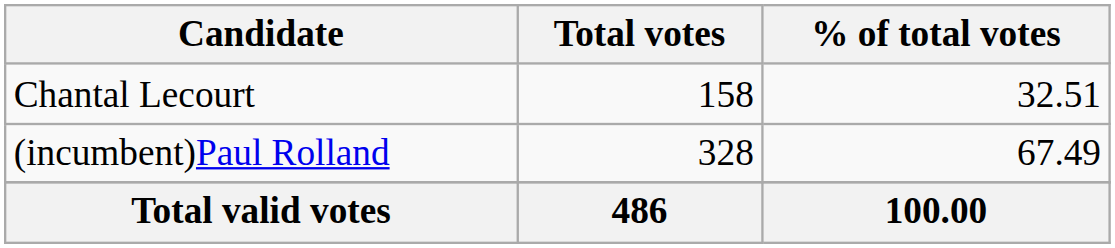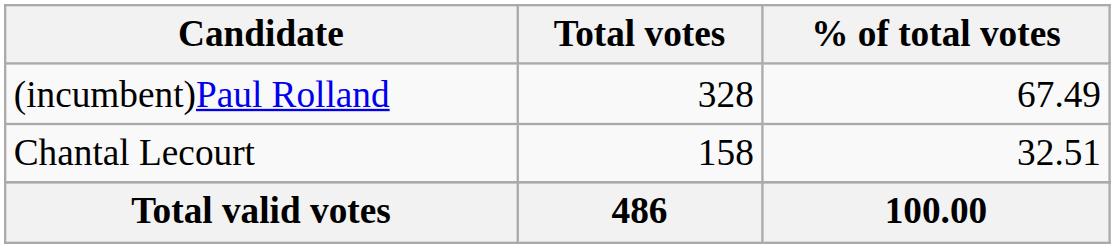rows swapped: (202, 152) <-> (134, 93)
